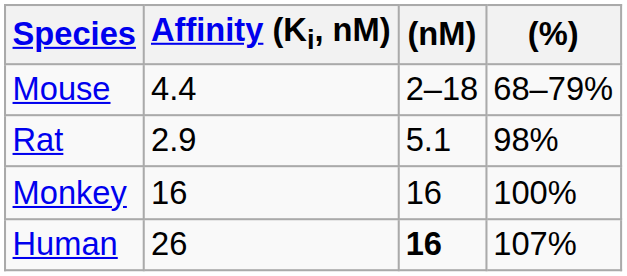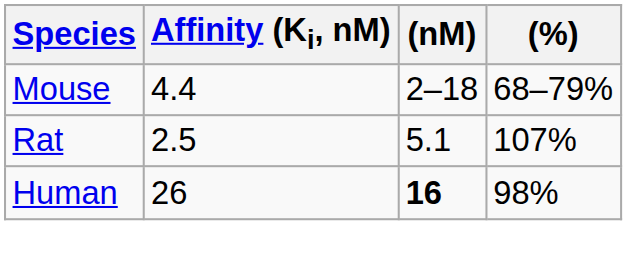(174, 140) 2.9 -> (174, 140) 2.5
(526, 140) 98% -> (535, 140) 107%
- row: (70, 192)
(535, 243) 107% -> (526, 192) 98%
